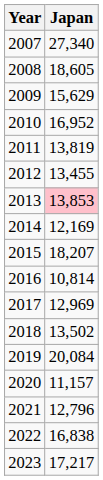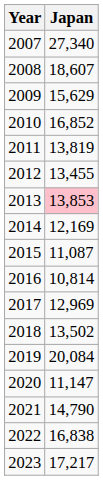(72, 69) 18,605 -> (72, 69) 18,607
(72, 122) 16,952 -> (72, 122) 16,852
(72, 252) 18,207 -> (71, 252) 11,087
(71, 383) 11,157 -> (71, 383) 11,147
(72, 409) 12,796 -> (72, 409) 14,790
